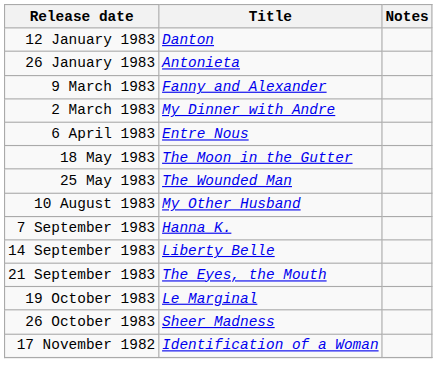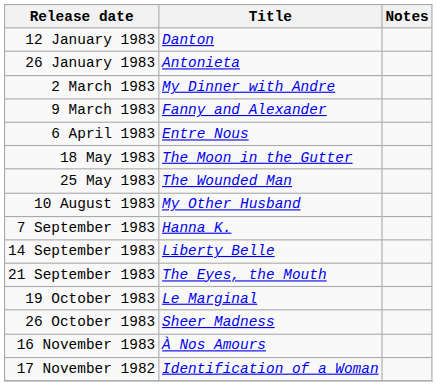rows swapped: (103, 110) <-> (103, 87)
+ row: (86, 346)
